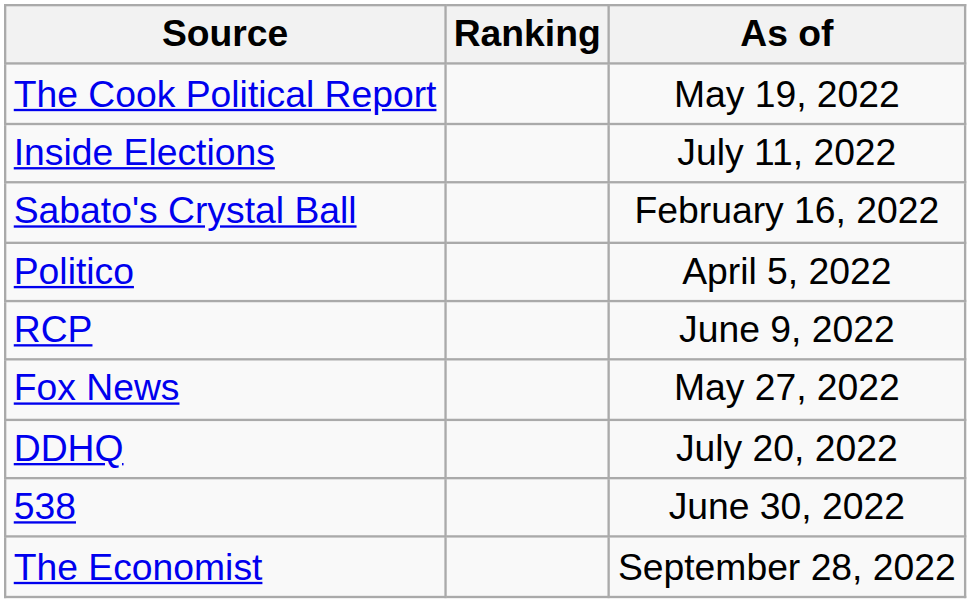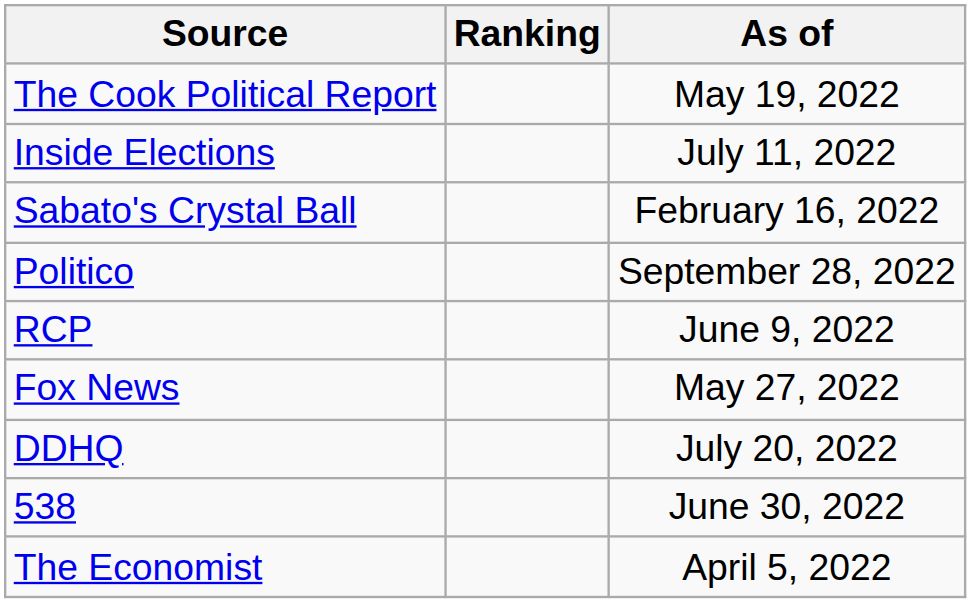(787, 270) April 5, 2022 -> (787, 270) September 28, 2022
(787, 566) September 28, 2022 -> (787, 566) April 5, 2022
